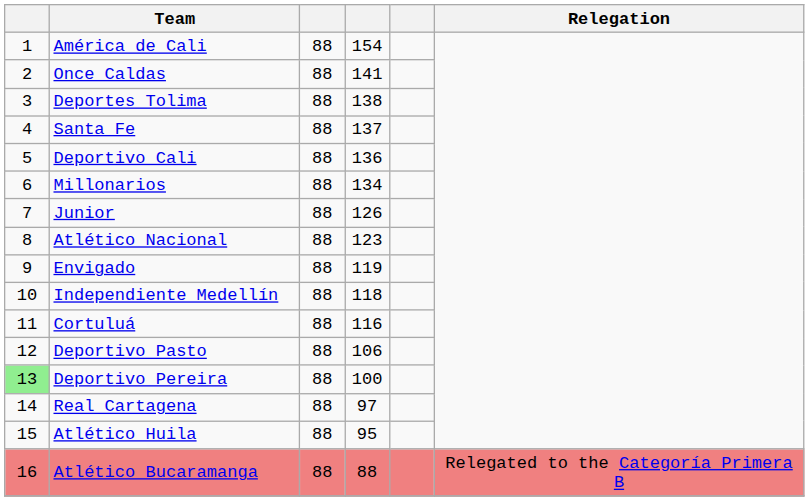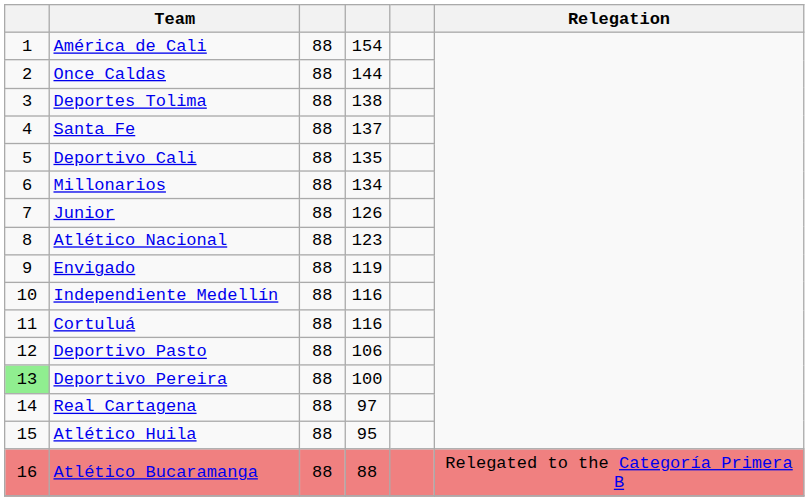(367, 74) 141 -> (367, 74) 144
(367, 157) 136 -> (367, 157) 135
(367, 296) 118 -> (367, 296) 116
